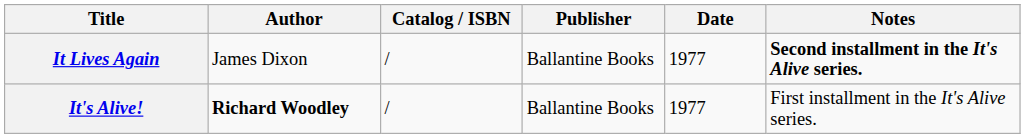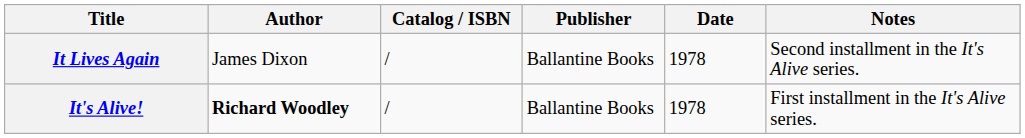(687, 58) 1977 -> (687, 58) 1978
(884, 58) bold -> (877, 58) normal
(687, 108) 1977 -> (687, 108) 1978
